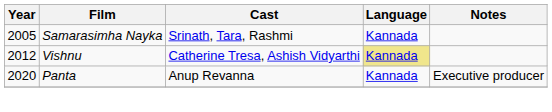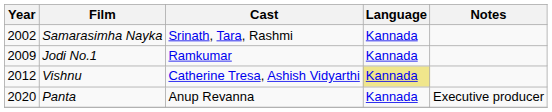(22, 35) 2005 -> (22, 35) 2002
+ row: (70, 55)
